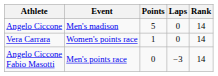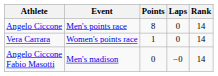(92, 26) Men's madison -> (97, 26) Men's points race
(153, 26) 5 -> (153, 26) 8
(97, 59) Men's points race -> (92, 59) Men's madison
(178, 59) −3 -> (178, 59) −0
